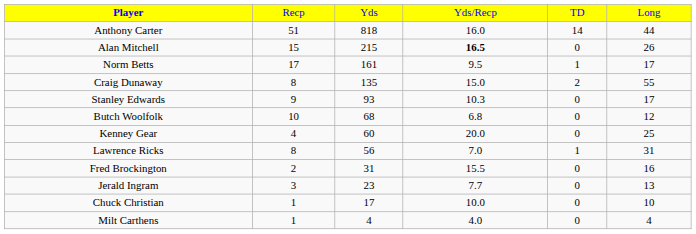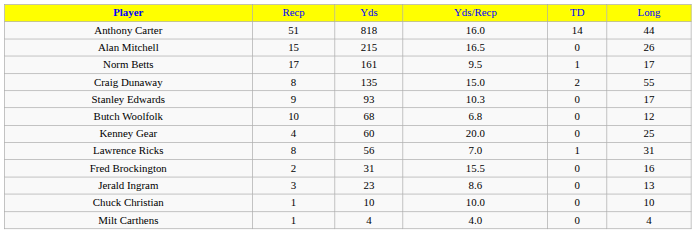(475, 47) bold -> (475, 47) normal
(475, 185) 7.7 -> (475, 185) 8.6
(369, 202) 17 -> (369, 202) 10
